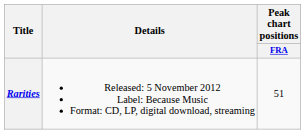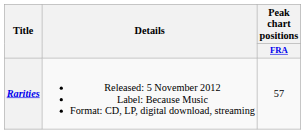(279, 93) 51 -> (279, 93) 57
